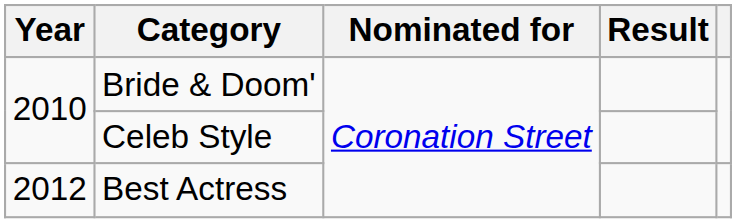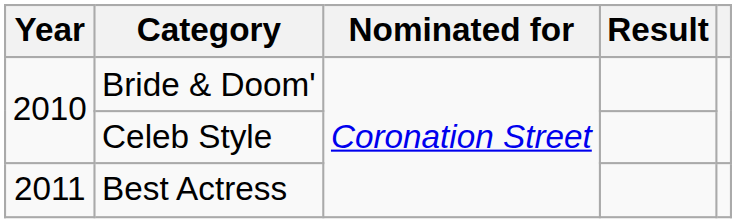(50, 189) 2012 -> (50, 189) 2011
